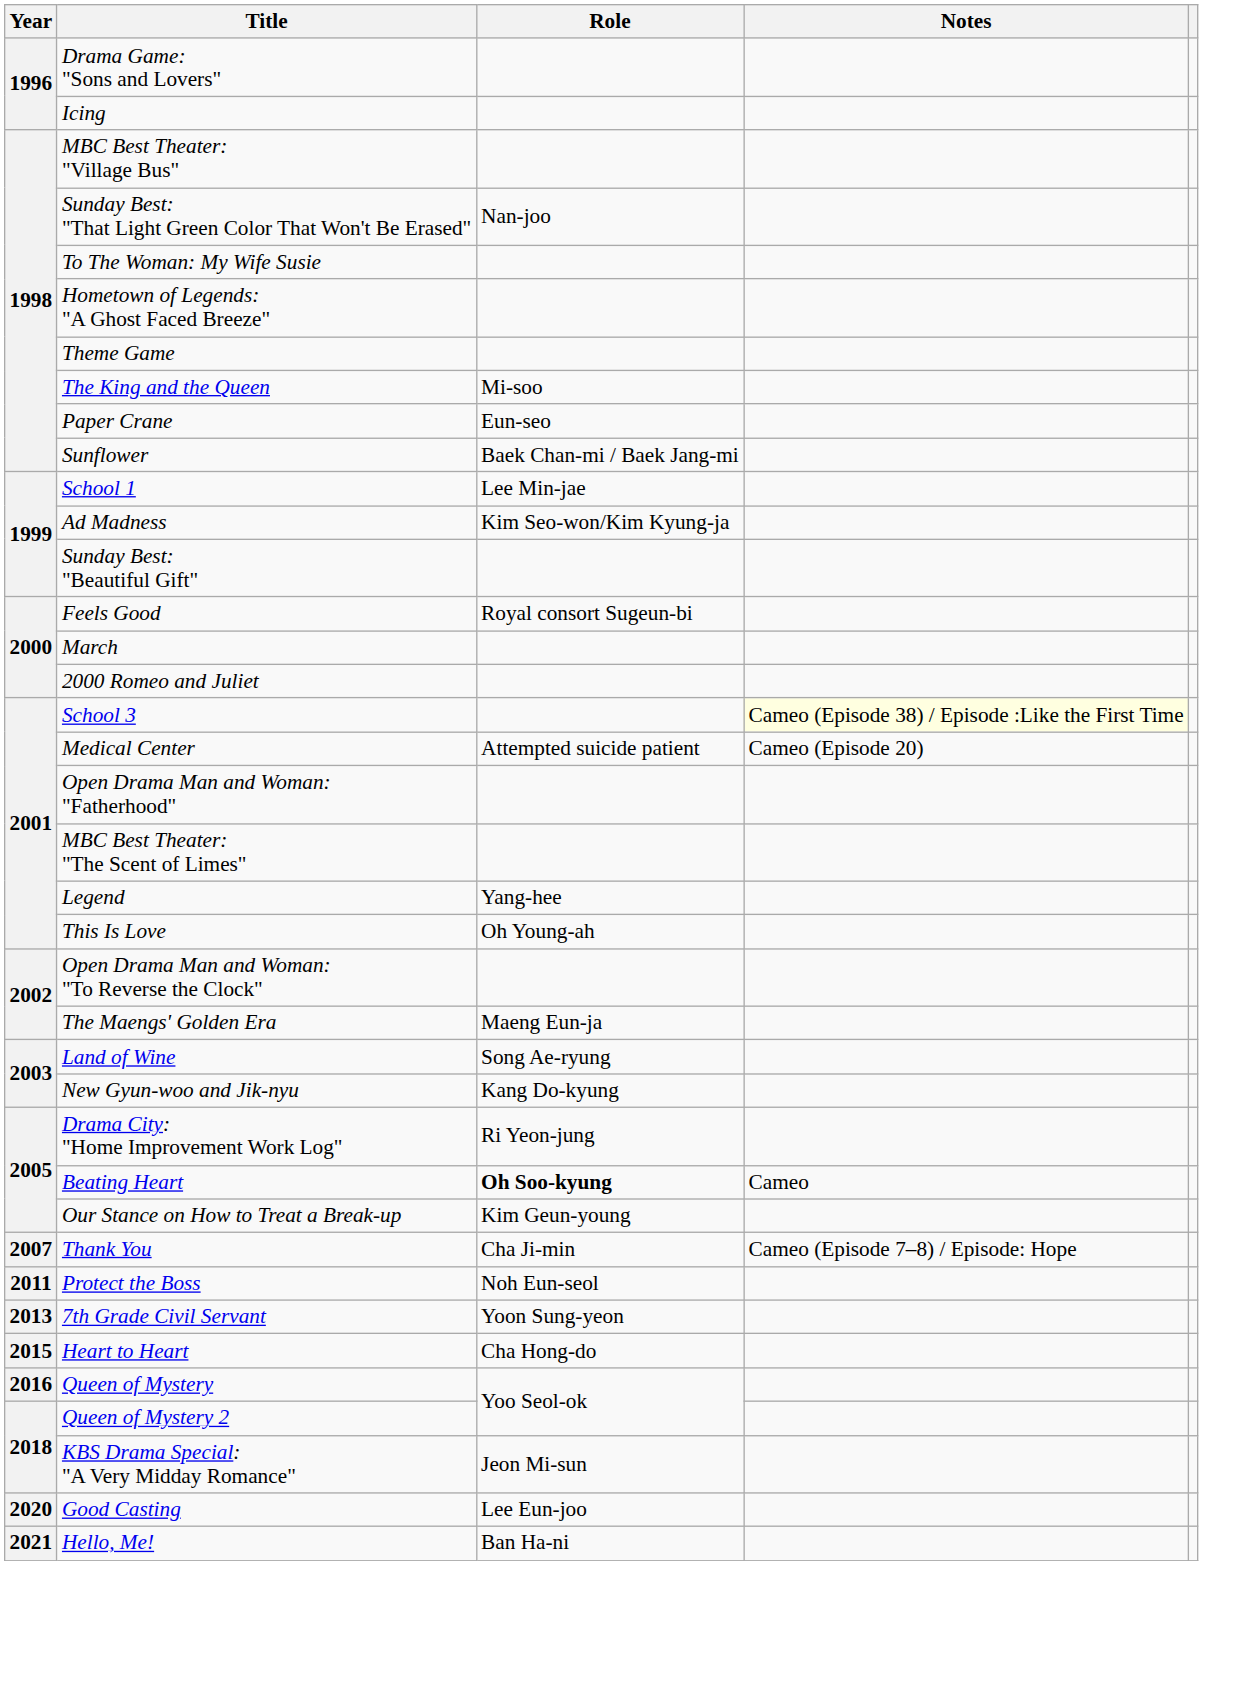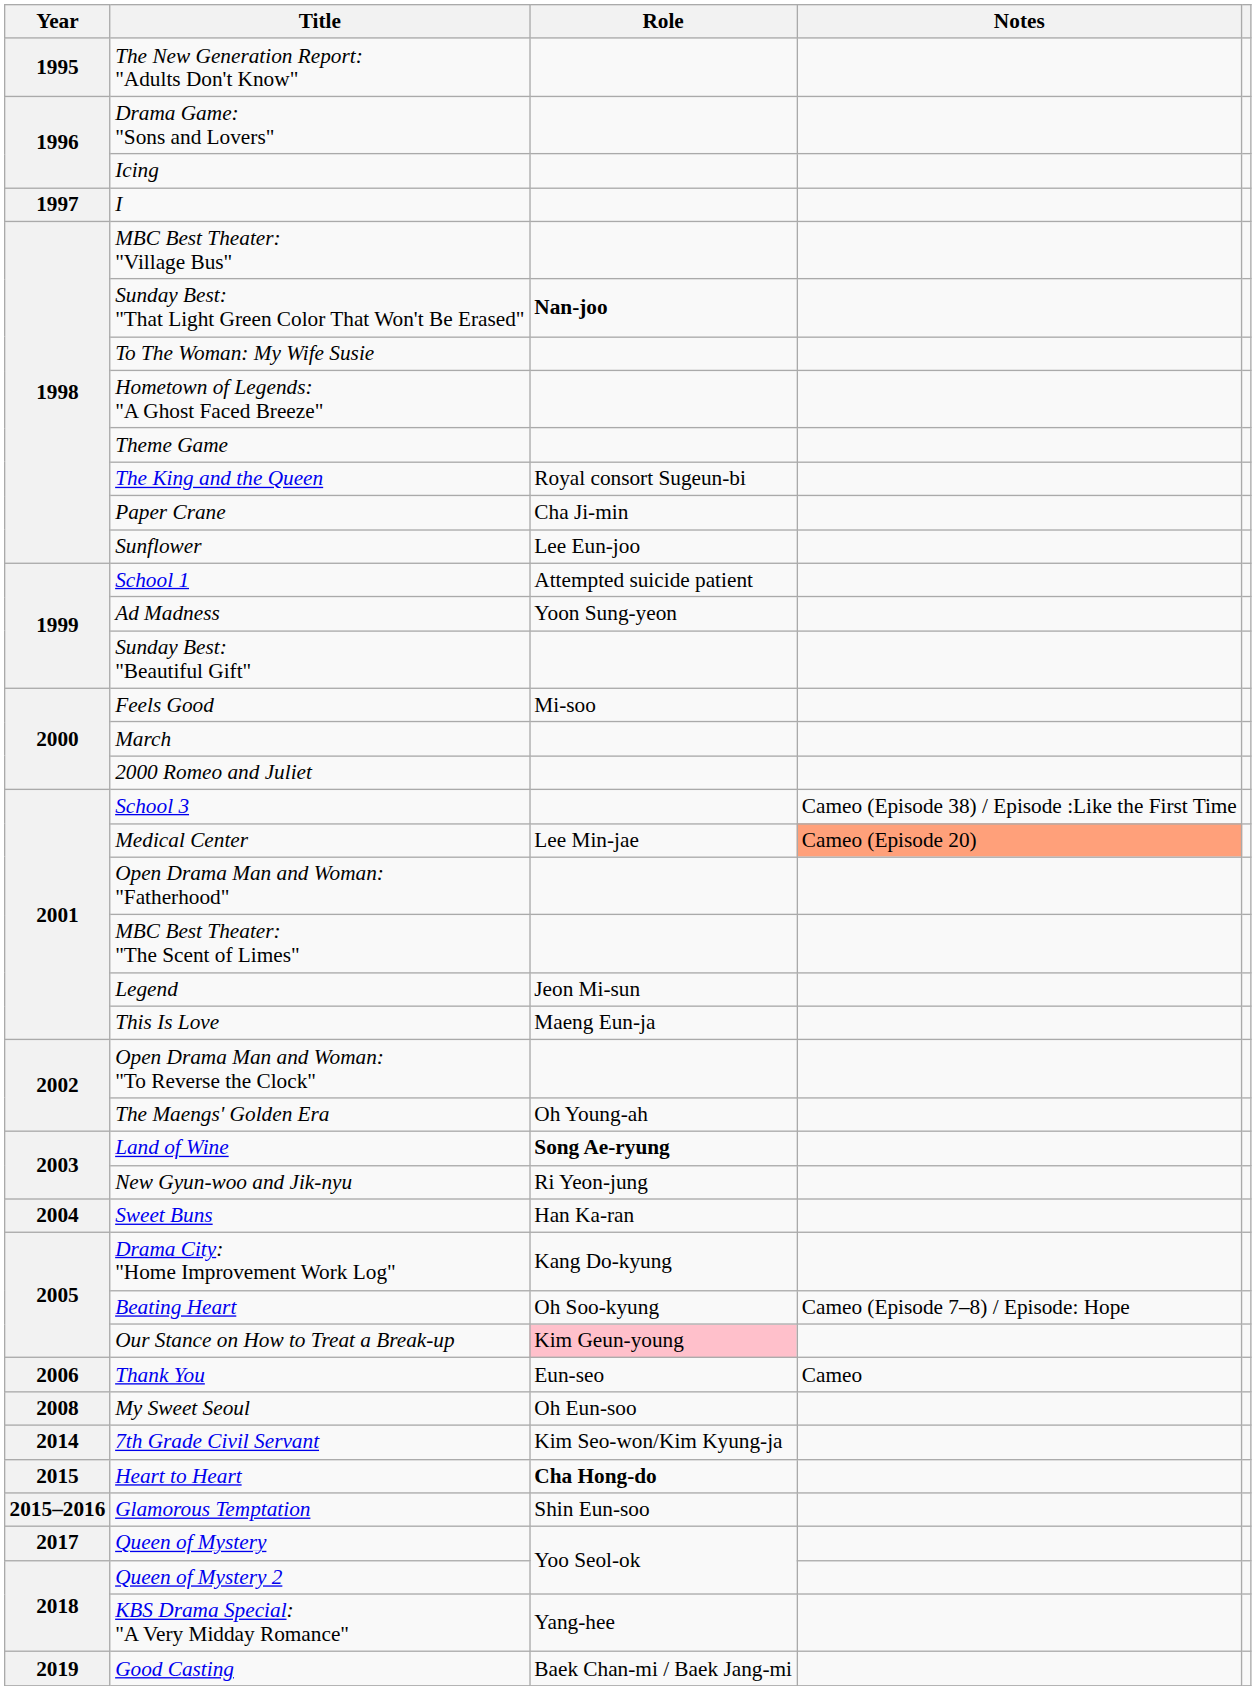+ row: (239, 67)
+ row: (119, 204)
(516, 216) normal -> (571, 307) bold
(512, 387) Mi-soo -> (640, 478) Royal consort Sugeun-bi
(516, 420) Eun-seo -> (581, 512) Cha Ji-min
(610, 454) Baek Chan-mi / Baek Jang-mi -> (587, 546) Lee Eun-joo
(533, 488) Lee Min-jae -> (644, 579) Attempted suicide patient
(605, 522) Kim Seo-won/Kim Kyung-ja -> (606, 613) Yoon Sung-yeon
(587, 613) Royal consort Sugeun-bi -> (565, 704) Mi-soo
(966, 714) lightyellow background -> (1019, 806) no background
(590, 748) Attempted suicide patient -> (587, 839) Lee Min-jae
(836, 748) no background -> (889, 839) lightsalmon background
(521, 897) Yang-hee -> (587, 989) Jeon Mi-sun
(538, 931) Oh Young-ah -> (595, 1022) Maeng Eun-ja
(542, 1022) Maeng Eun-ja -> (591, 1114) Oh Young-ah
(546, 1056) normal -> (602, 1148) bold
(550, 1090) Kang Do-kyung -> (591, 1181) Ri Yeon-jung
+ row: (164, 1215)
(538, 1136) Ri Yeon-jung -> (603, 1261) Kang Do-kyung
(546, 1181) bold -> (597, 1306) normal
(779, 1181) Cameo -> (966, 1306) Cameo (Episode 7–8) / Episode: Hope
(556, 1215) no background -> (609, 1340) pink background
(31, 1249) 2007 -> (57, 1374) 2006
(528, 1249) Cha Ji-min -> (569, 1374) Eun-seo
(913, 1249) Cameo (Episode 7–8) / Episode: Hope -> (832, 1374) Cameo
+ row: (183, 1408)
- row: (131, 1283)
(31, 1316) 2013 -> (57, 1441) 2014
(552, 1316) Yoon Sung-yeon -> (658, 1441) Kim Seo-won/Kim Kyung-ja
(539, 1350) normal -> (595, 1475) bold
+ row: (213, 1509)
(31, 1384) 2016 -> (57, 1543) 2017
(534, 1463) Jeon Mi-sun -> (575, 1622) Yang-hee
(31, 1509) 2020 -> (57, 1668) 2019
(534, 1509) Lee Eun-joo -> (663, 1668) Baek Chan-mi / Baek Jang-mi
- row: (108, 1543)
